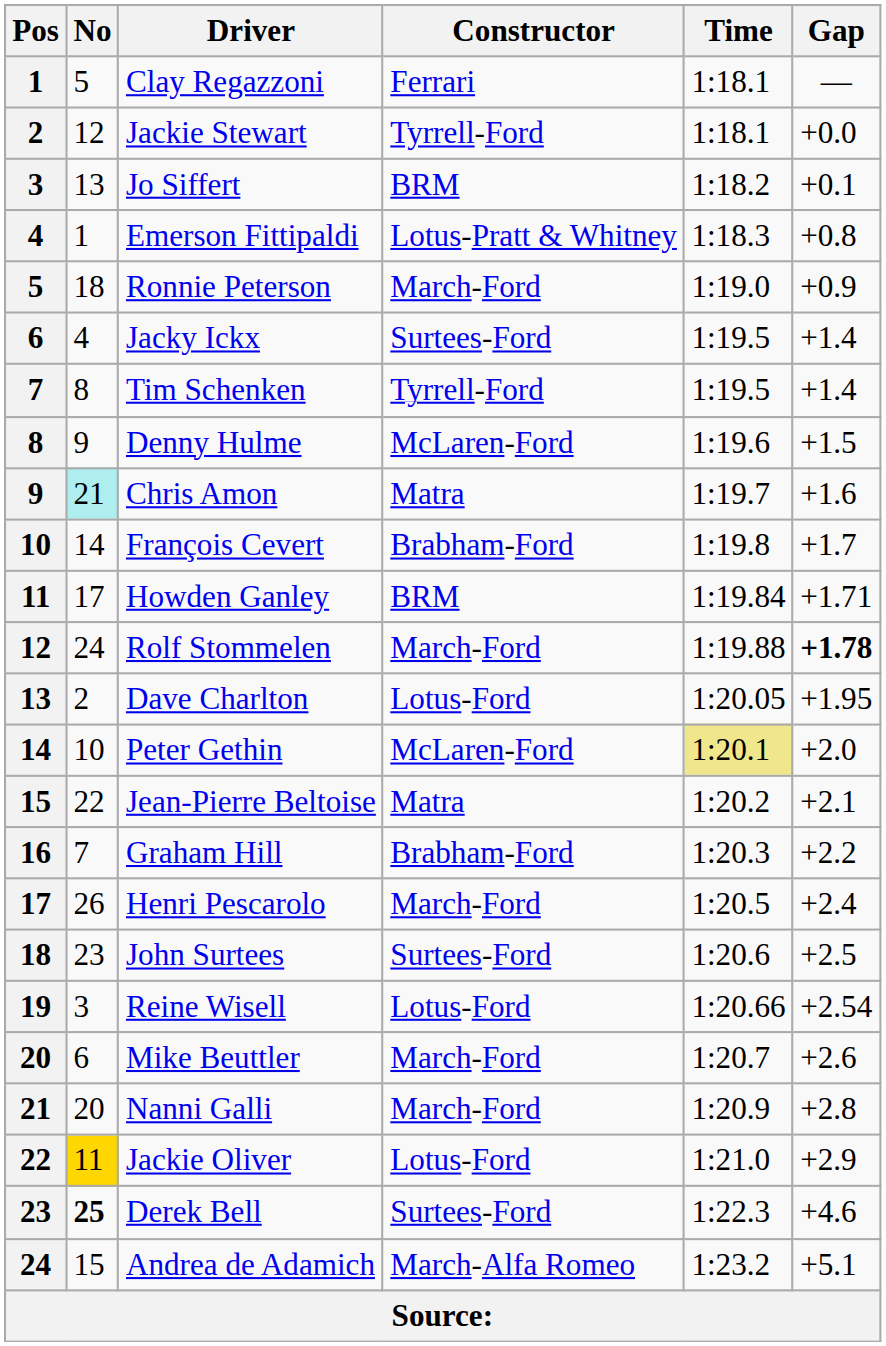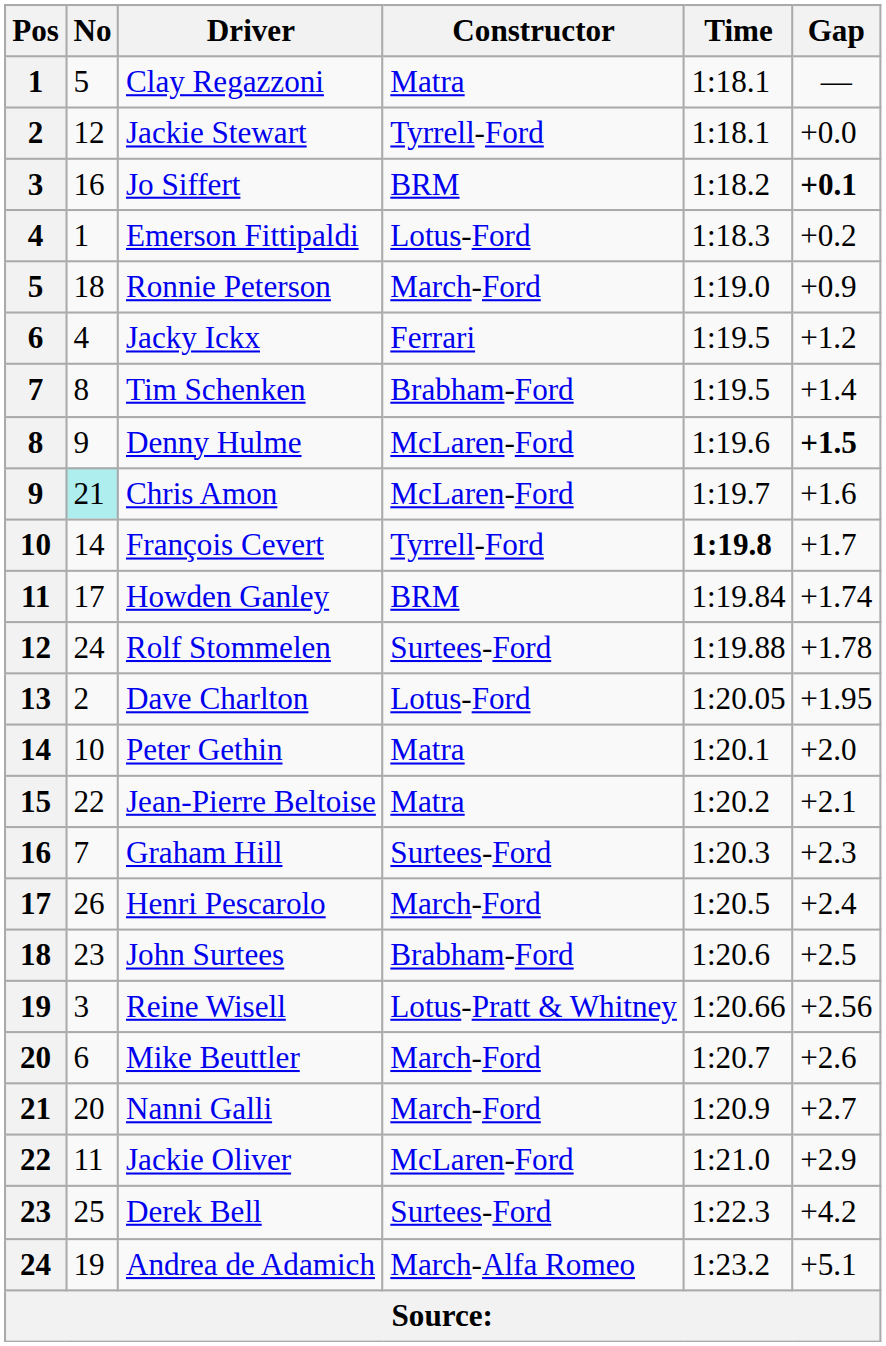(433, 81) Ferrari -> (428, 81) Matra
(89, 184) 13 -> (89, 184) 16
(828, 184) normal -> (829, 184) bold
(534, 235) Lotus-Pratt & Whitney -> (460, 235) Lotus-Ford
(828, 235) +0.8 -> (828, 235) +0.2
(471, 338) Surtees-Ford -> (433, 338) Ferrari
(828, 338) +1.4 -> (828, 338) +1.2
(467, 390) Tyrrell-Ford -> (482, 390) Brabham-Ford
(828, 441) normal -> (829, 441) bold
(428, 492) Matra -> (482, 492) McLaren-Ford
(482, 544) Brabham-Ford -> (467, 544) Tyrrell-Ford
(731, 544) normal -> (732, 544) bold
(836, 595) +1.71 -> (836, 595) +1.74
(466, 646) March-Ford -> (471, 646) Surtees-Ford
(836, 646) bold -> (836, 646) normal
(482, 749) McLaren-Ford -> (428, 749) Matra
(731, 749) khaki background -> (731, 749) no background
(482, 852) Brabham-Ford -> (471, 852) Surtees-Ford
(828, 852) +2.2 -> (828, 852) +2.3
(471, 955) Surtees-Ford -> (482, 955) Brabham-Ford
(460, 1006) Lotus-Ford -> (534, 1006) Lotus-Pratt & Whitney
(836, 1006) +2.54 -> (836, 1006) +2.56
(828, 1109) +2.8 -> (828, 1109) +2.7
(88, 1160) gold background -> (88, 1160) no background
(460, 1160) Lotus-Ford -> (482, 1160) McLaren-Ford
(89, 1212) bold -> (89, 1212) normal
(828, 1212) +4.6 -> (828, 1212) +4.2
(89, 1263) 15 -> (89, 1263) 19
